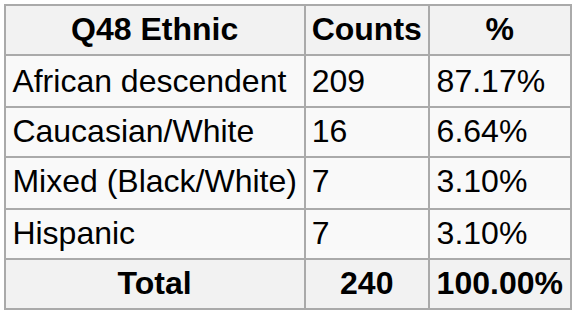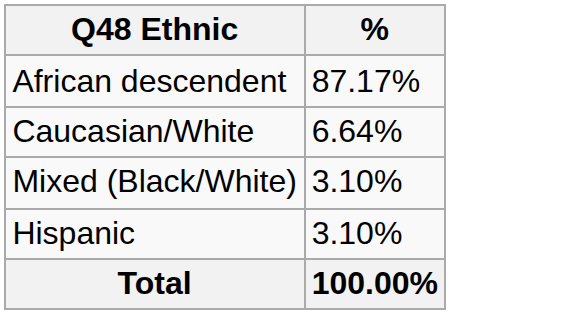- column: (367, 29)
